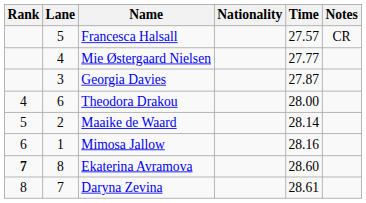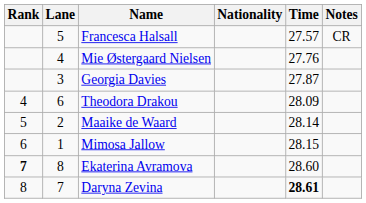(304, 58) 27.77 -> (304, 58) 27.76
(304, 101) 28.00 -> (304, 101) 28.09
(304, 144) 28.16 -> (304, 144) 28.15
(304, 187) normal -> (304, 187) bold
